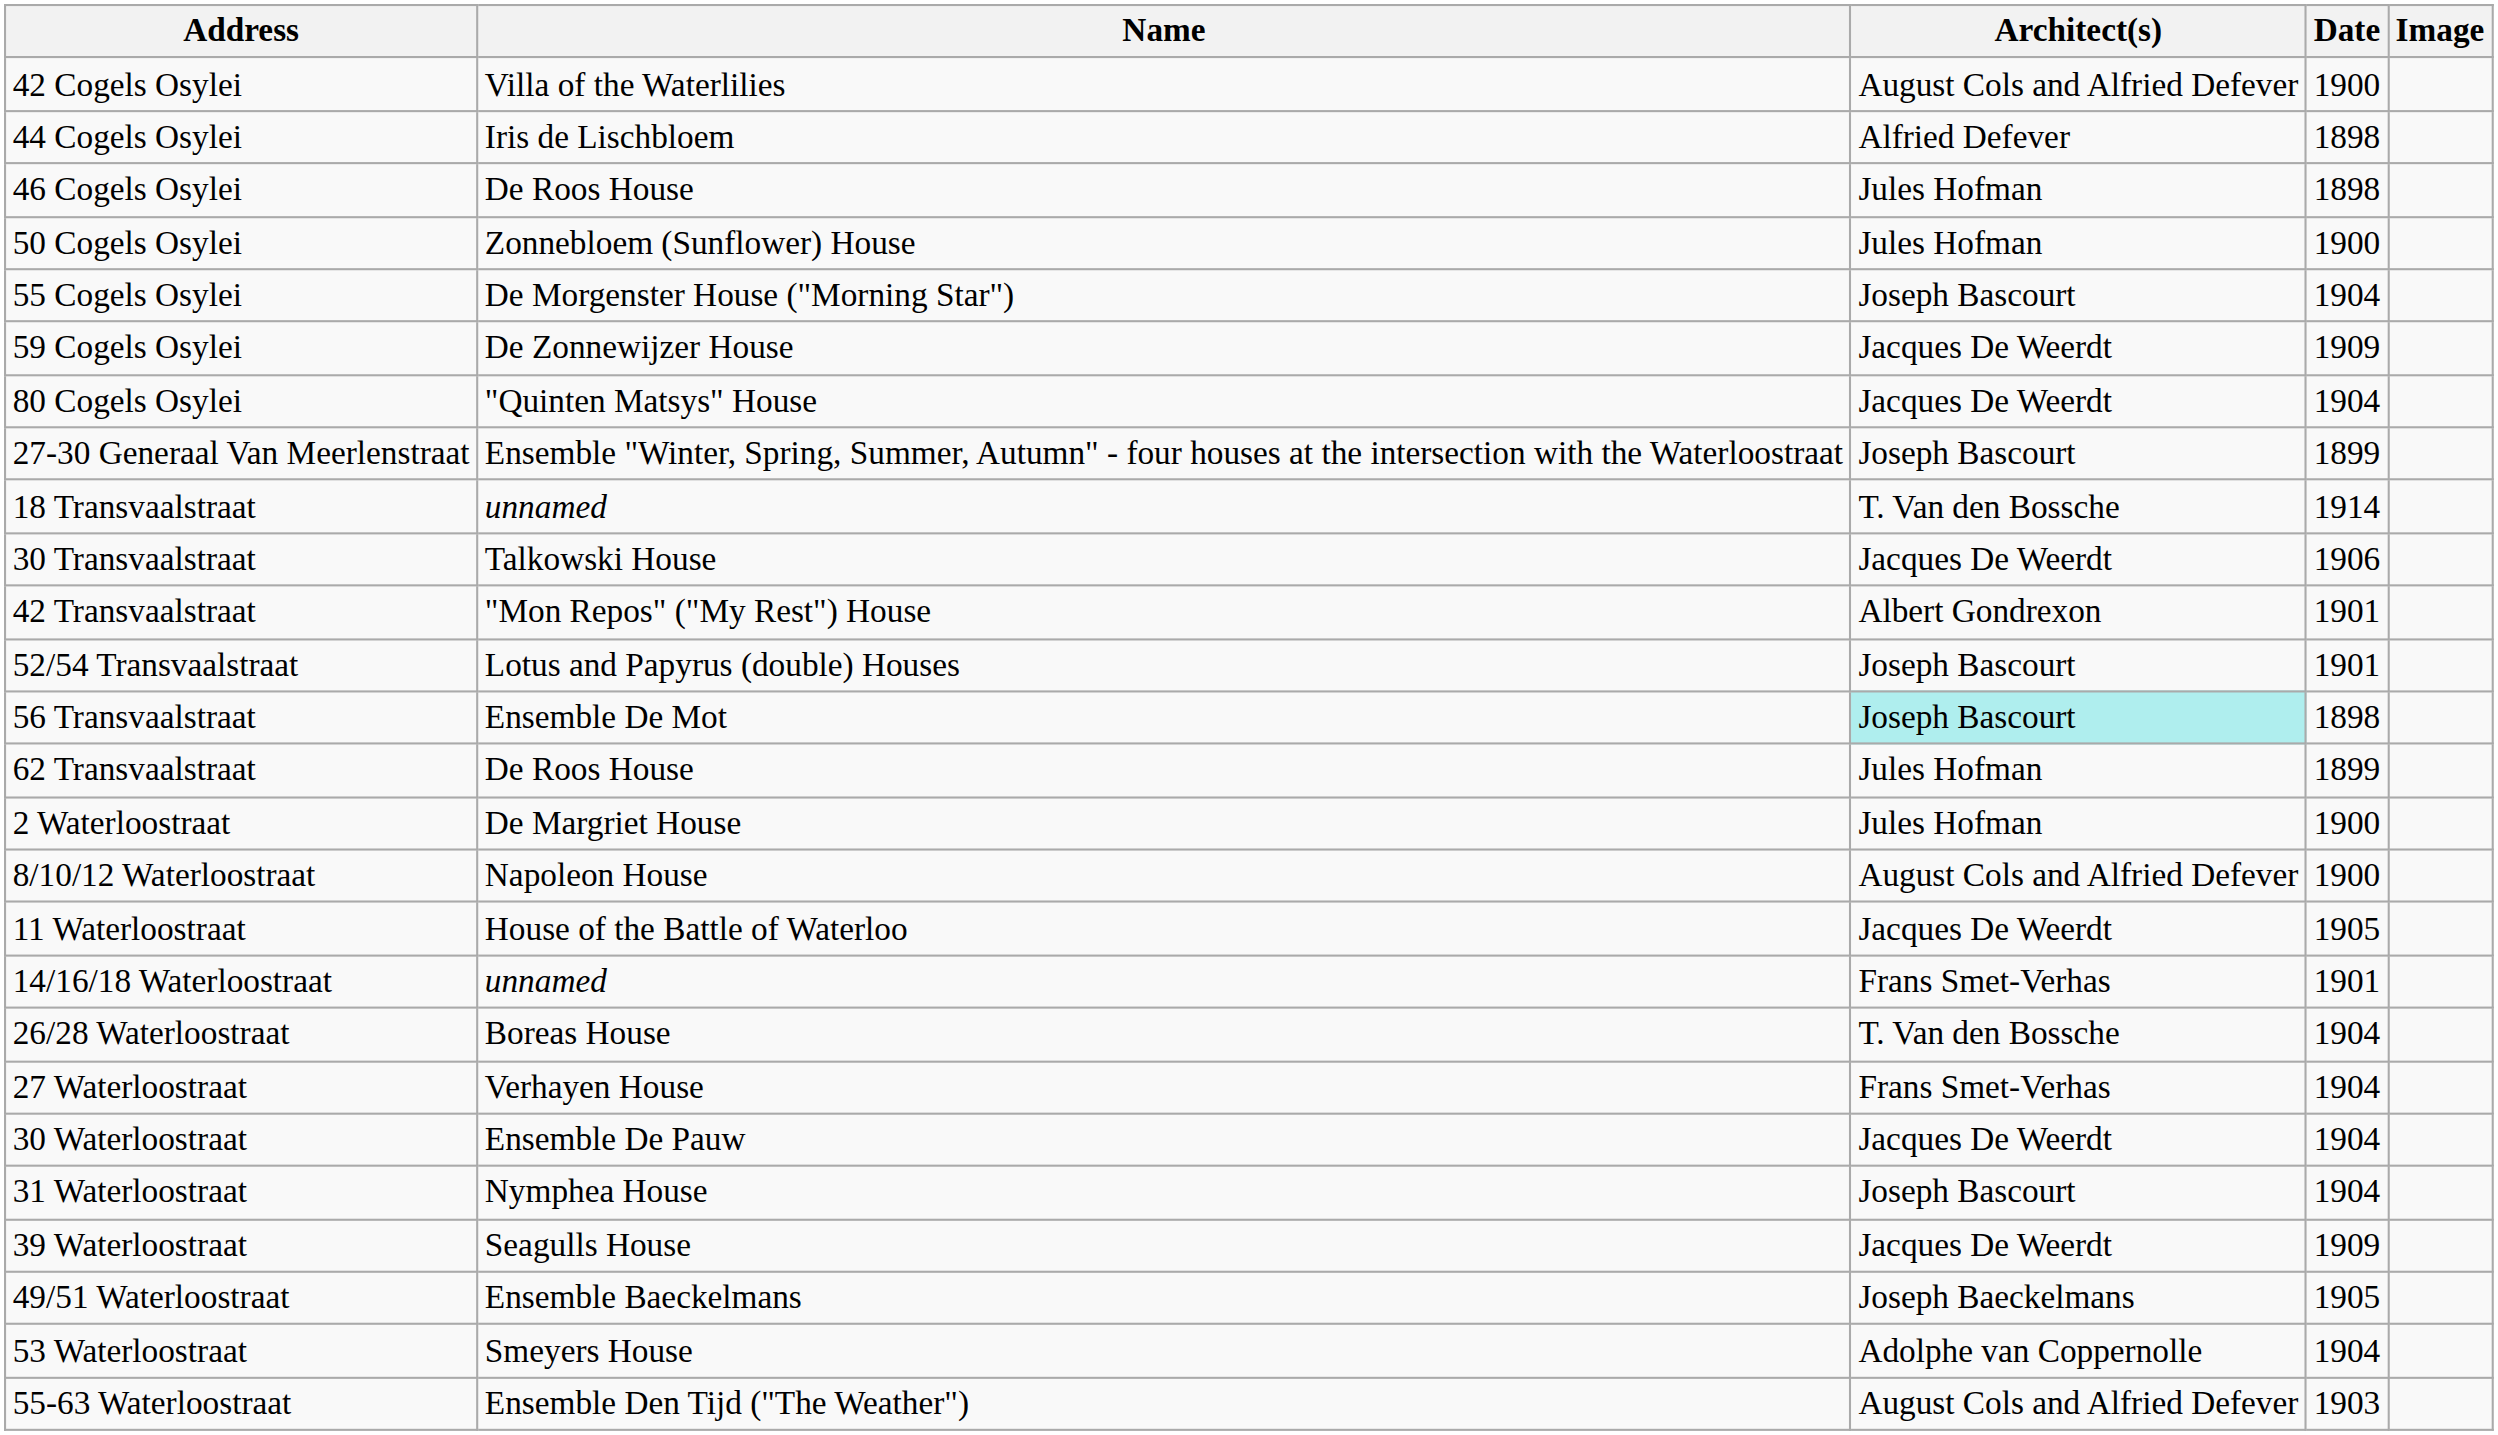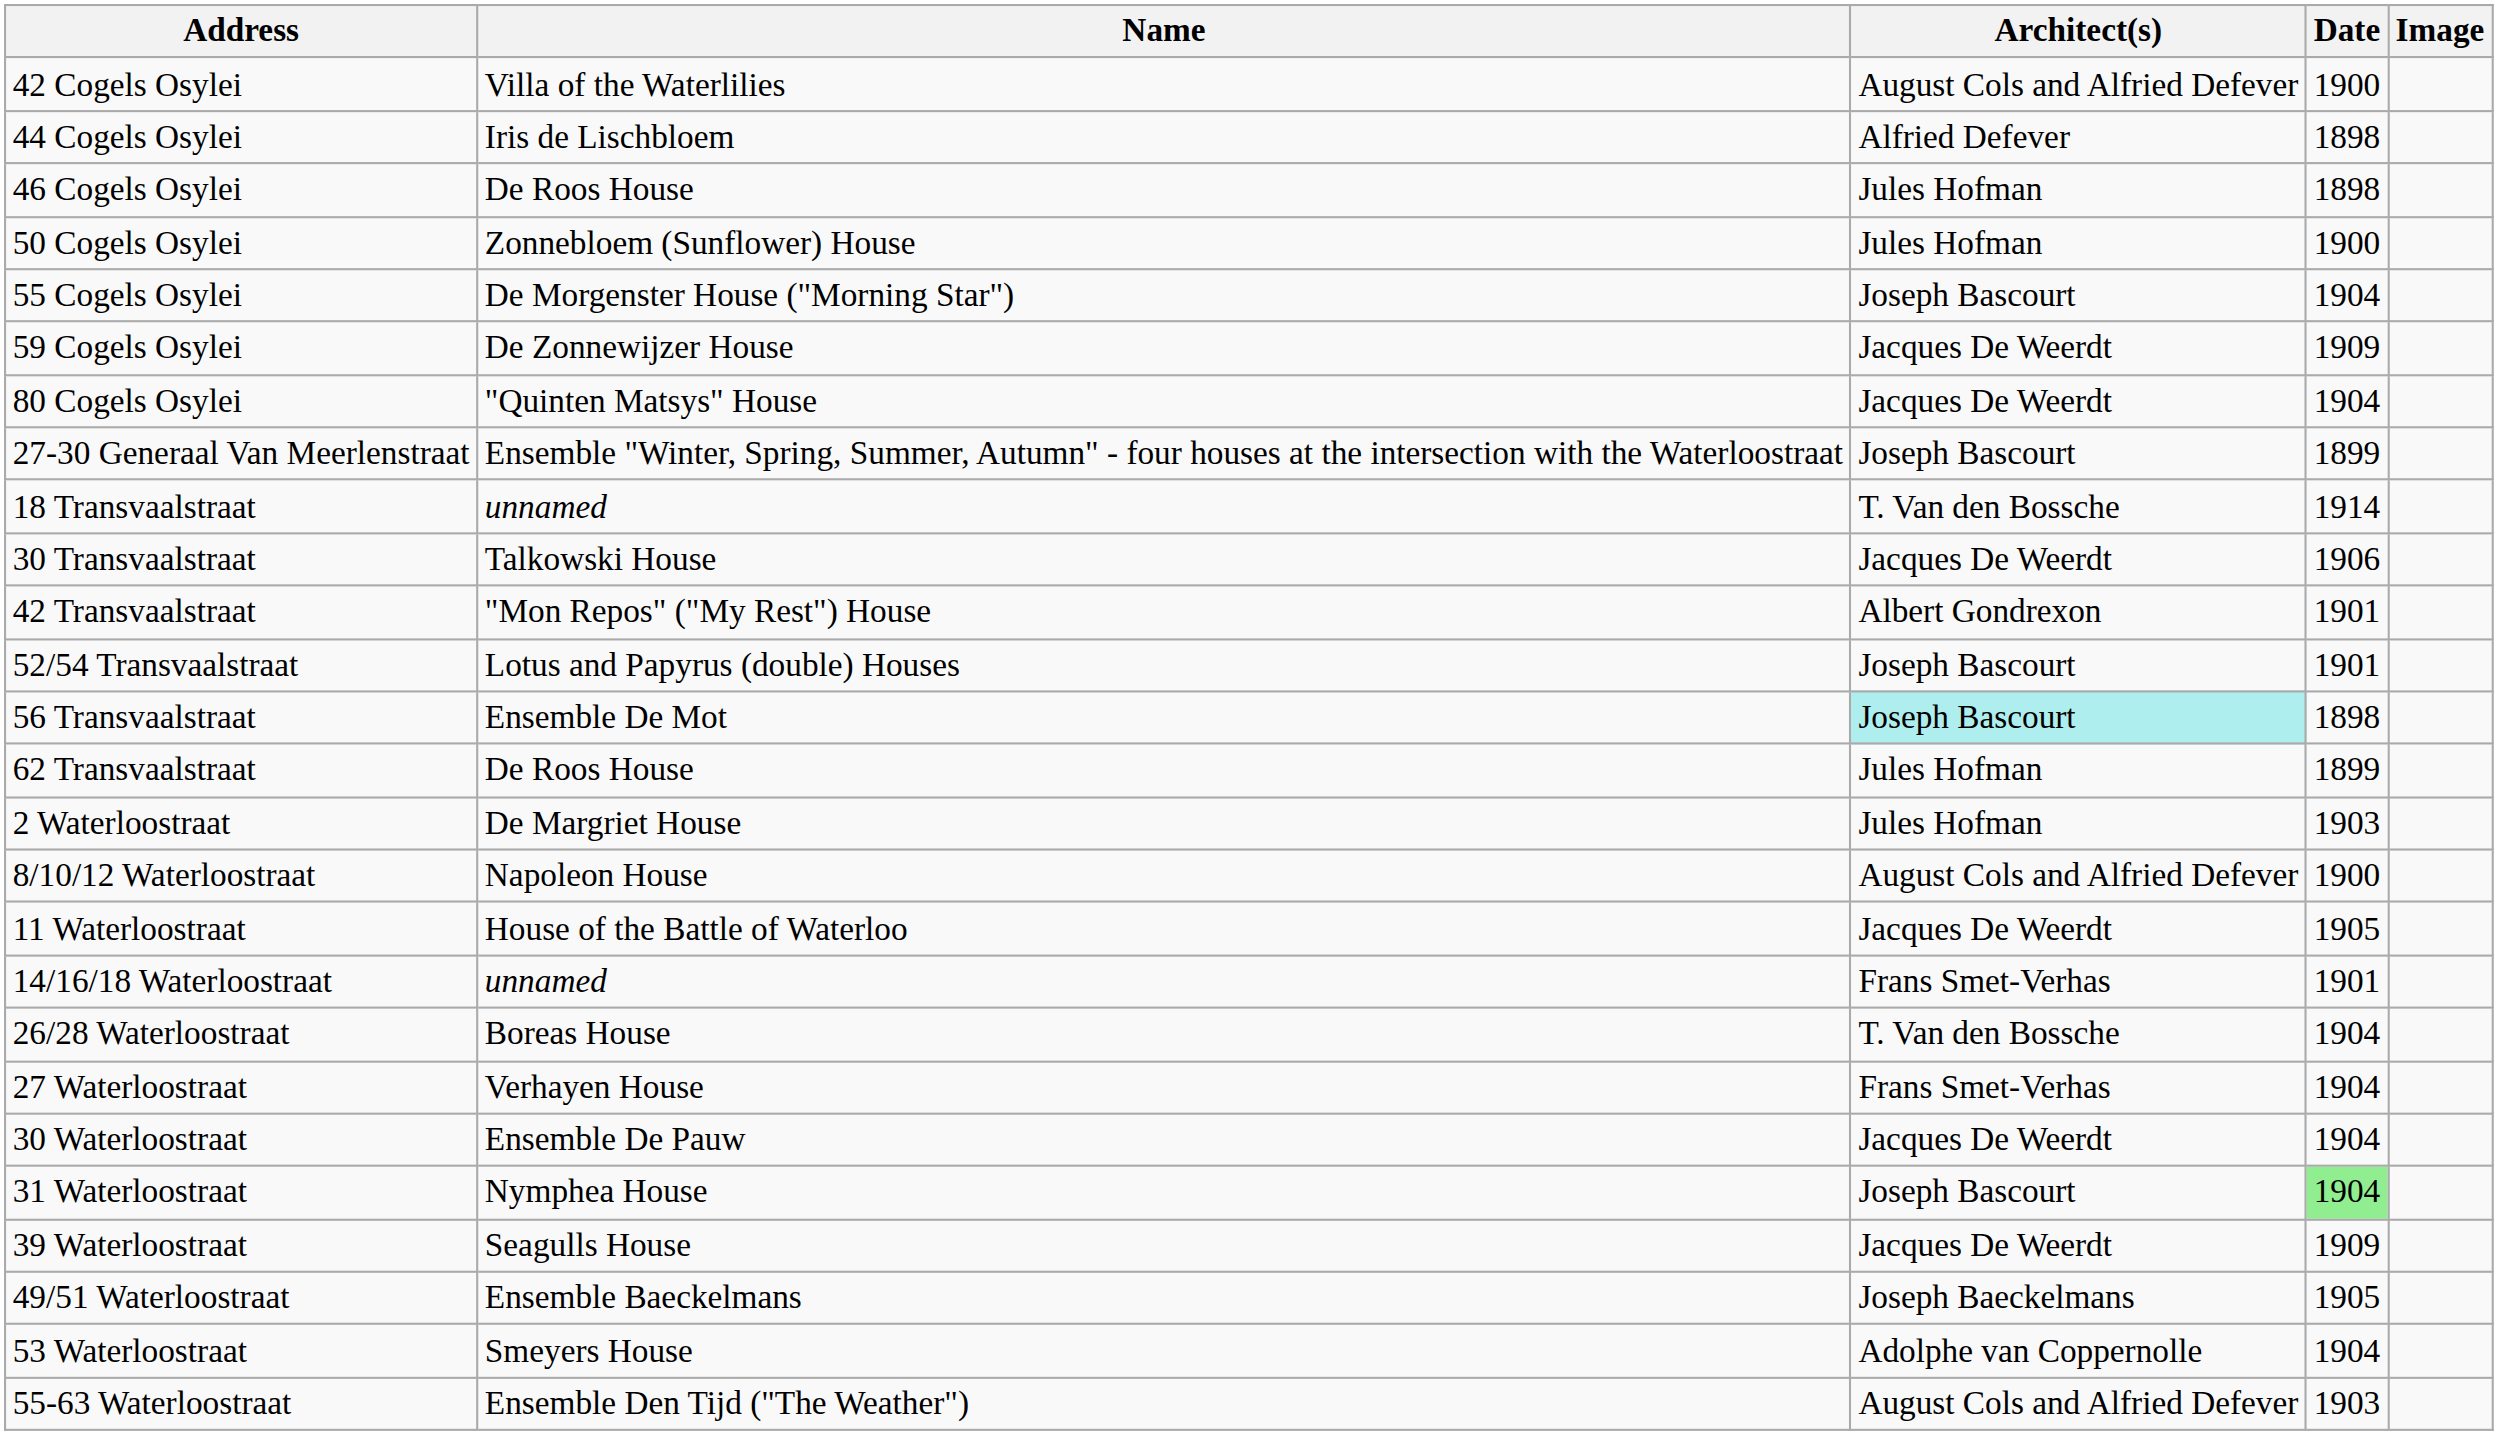(2347, 822) 1900 -> (2347, 822) 1903
(2347, 1192) no background -> (2347, 1192) lightgreen background
